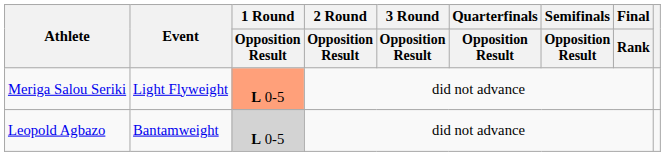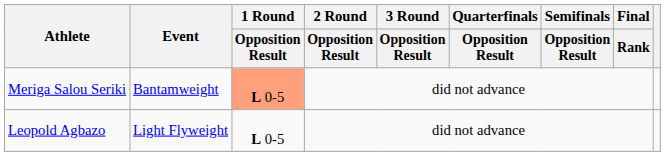(181, 89) Light Flyweight -> (176, 89) Bantamweight
(176, 130) Bantamweight -> (181, 130) Light Flyweight
(268, 139) lightgrey background -> (268, 139) no background
